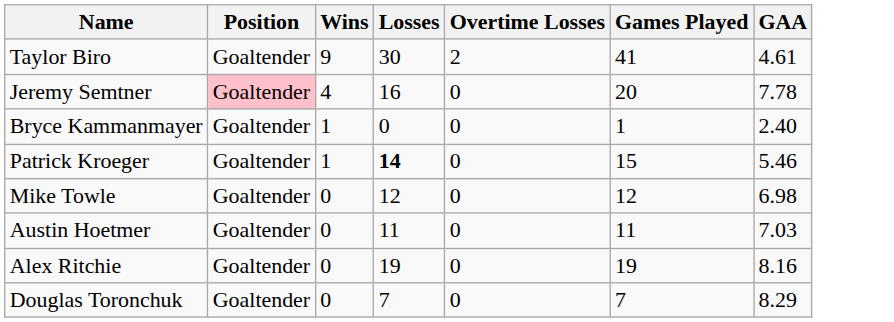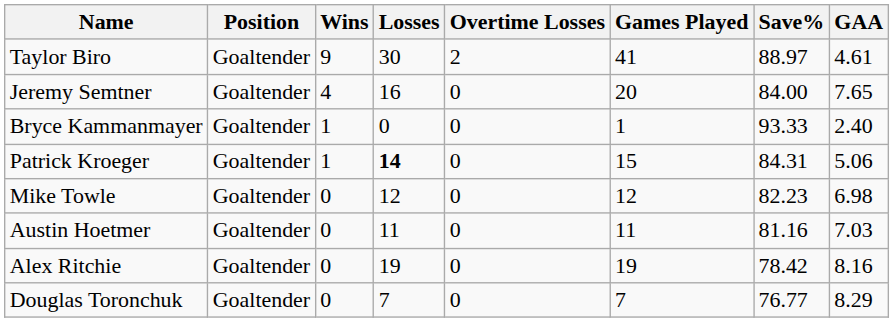+ column: (791, 21)
(261, 91) pink background -> (261, 91) no background
(778, 91) 7.78 -> (854, 91) 7.65
(778, 160) 5.46 -> (854, 160) 5.06
